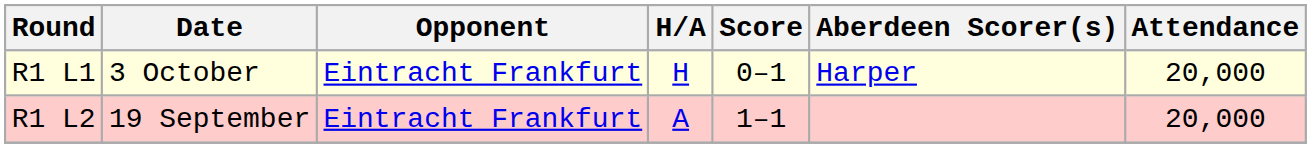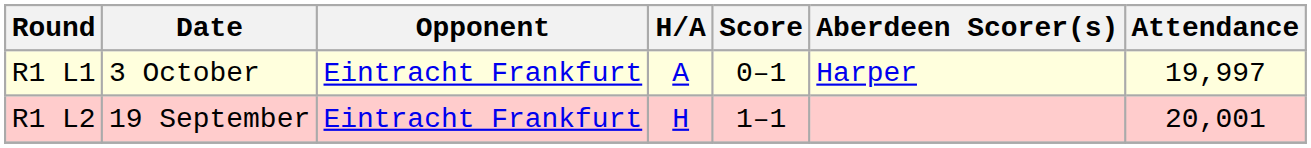(681, 73) H -> (681, 73) A
(1215, 73) 20,000 -> (1215, 73) 19,997
(681, 119) A -> (681, 119) H
(1215, 119) 20,000 -> (1215, 119) 20,001
